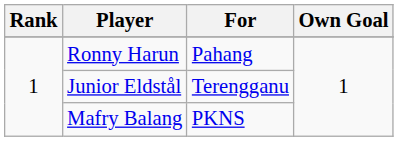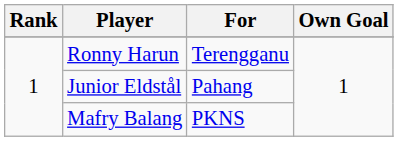(222, 53) Pahang -> (240, 53) Terengganu
(240, 86) Terengganu -> (222, 86) Pahang
